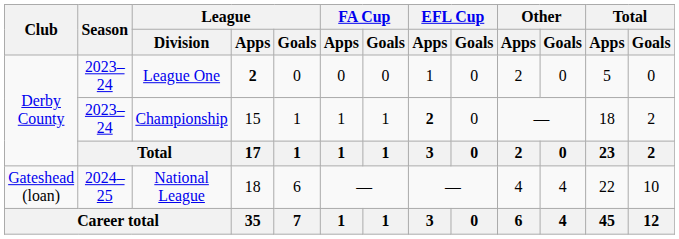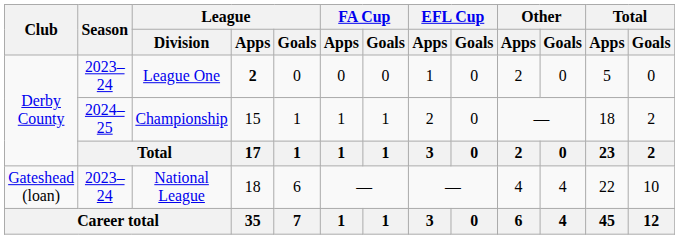(105, 119) 2023–24 -> (105, 119) 2024–25
(430, 119) bold -> (430, 119) normal
(105, 187) 2024–25 -> (105, 187) 2023–24
